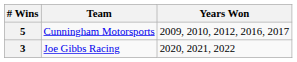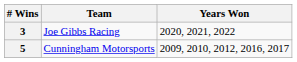rows swapped: (23, 31) <-> (23, 49)
